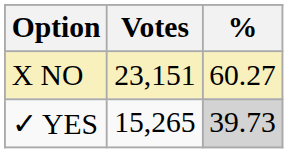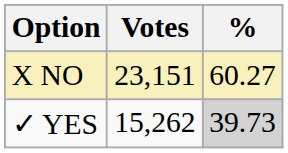(155, 122) 15,265 -> (155, 122) 15,262
